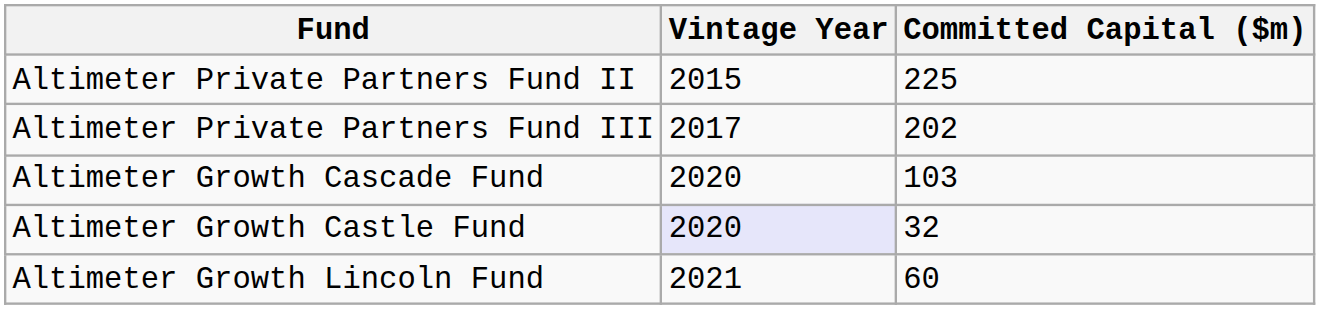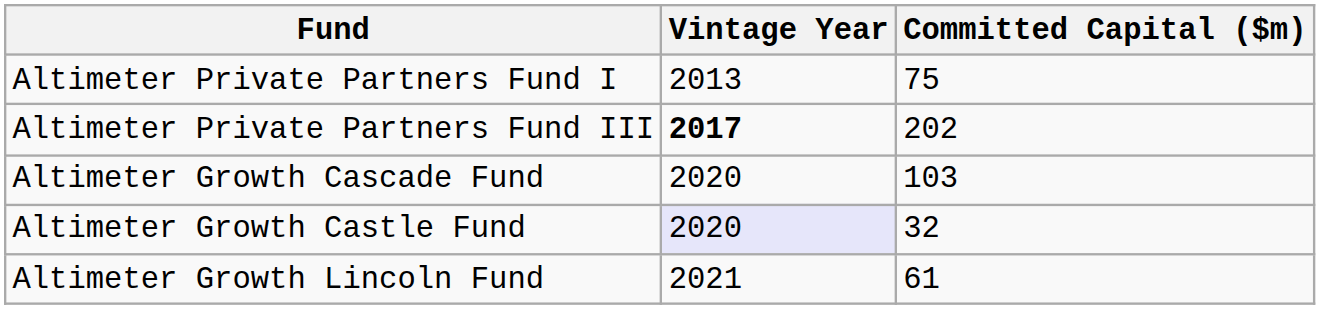+ row: (315, 80)
- row: (324, 80)
(705, 130) normal -> (705, 130) bold
(922, 279) 60 -> (922, 279) 61
